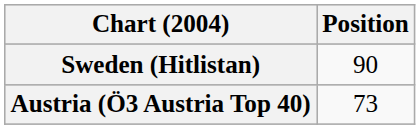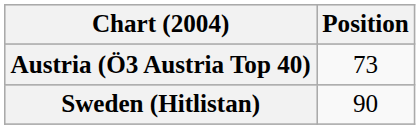rows swapped: (161, 104) <-> (161, 64)
